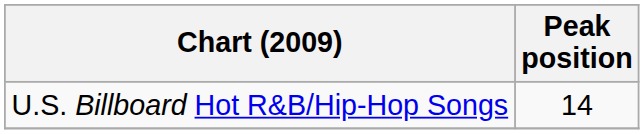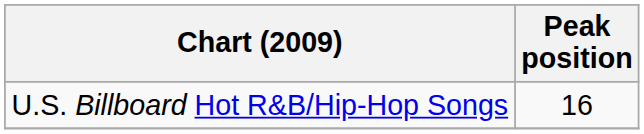(577, 104) 14 -> (577, 104) 16
